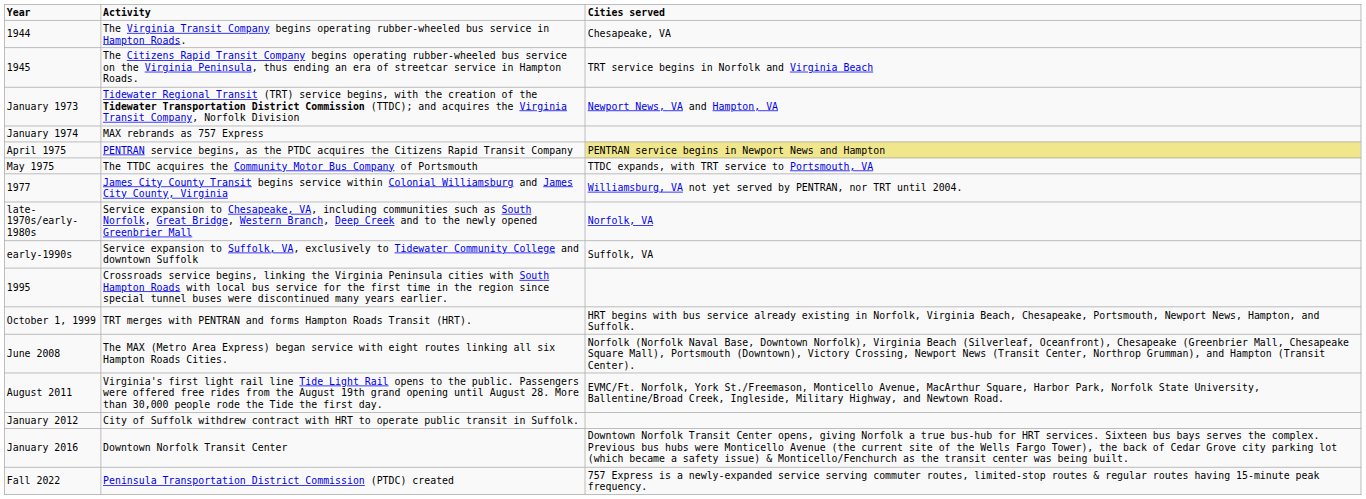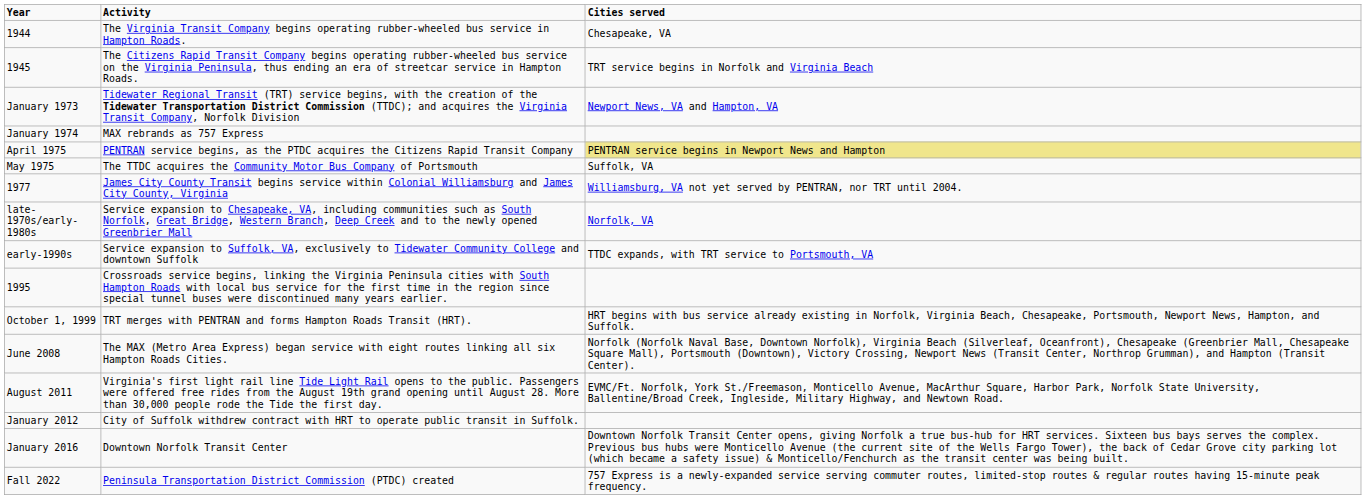(730, 166) TTDC expands, with TRT service to Portsmouth, VA -> (620, 166) Suffolk, VA
(620, 254) Suffolk, VA -> (730, 254) TTDC expands, with TRT service to Portsmouth, VA
